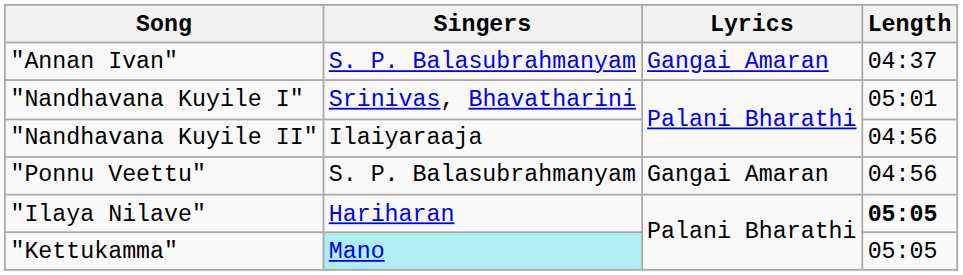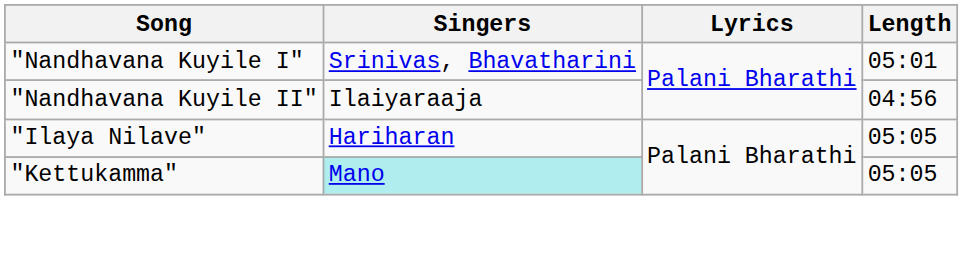- row: (94, 62)
- row: (108, 176)
(903, 213) bold -> (903, 138) normal
